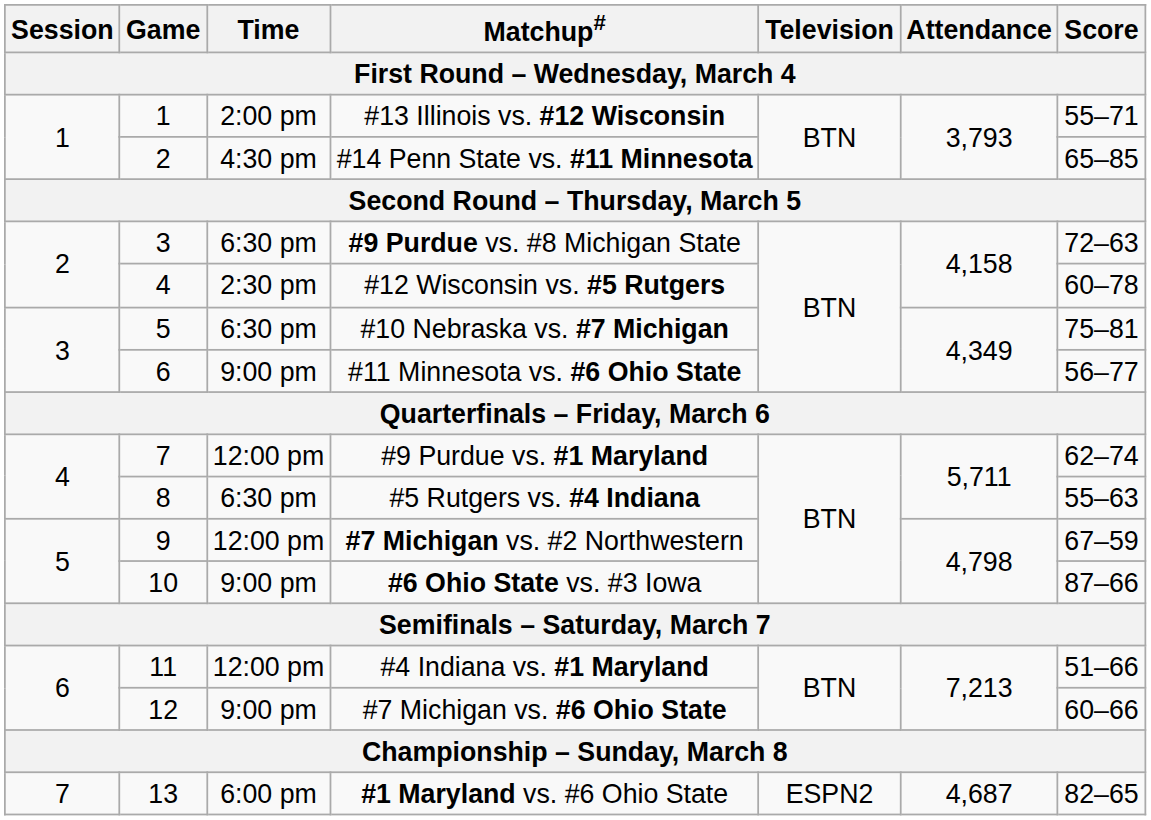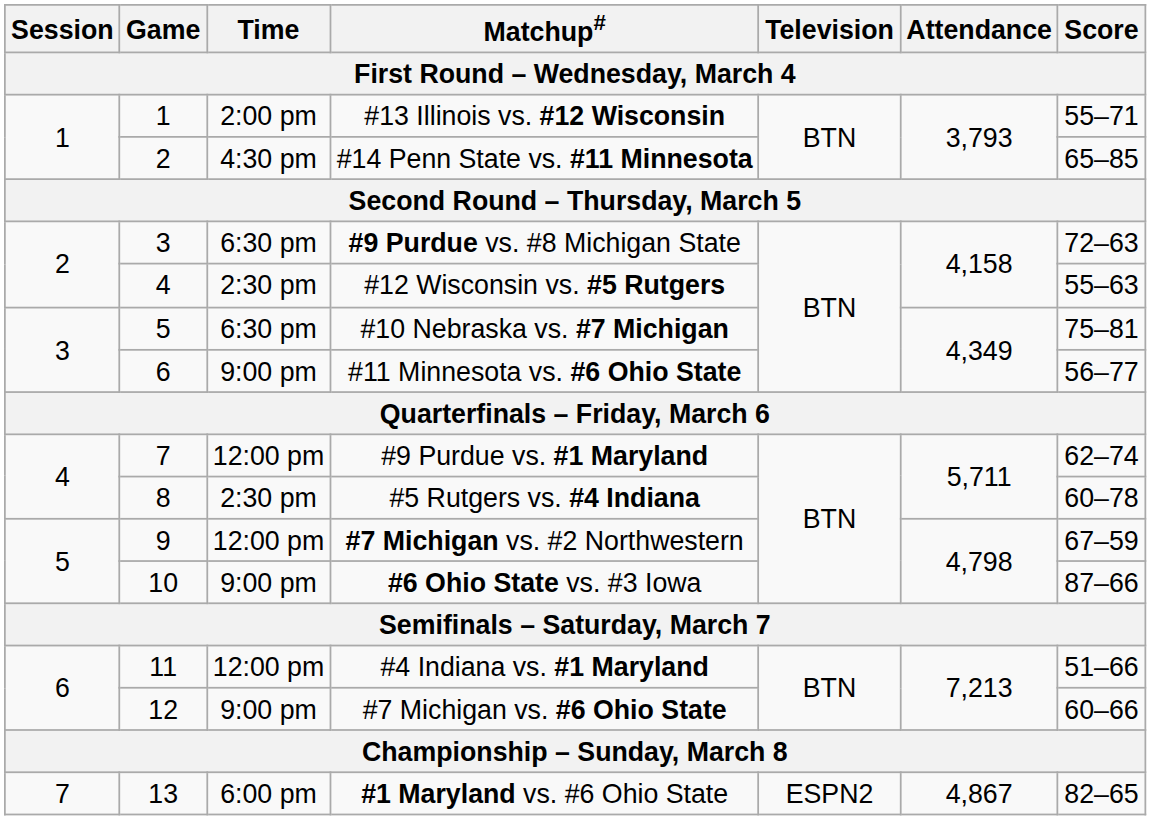(1101, 286) 60–78 -> (1101, 286) 55–63
(269, 497) 6:30 pm -> (269, 497) 2:30 pm
(1101, 497) 55–63 -> (1101, 497) 60–78
(979, 794) 4,687 -> (979, 794) 4,867
